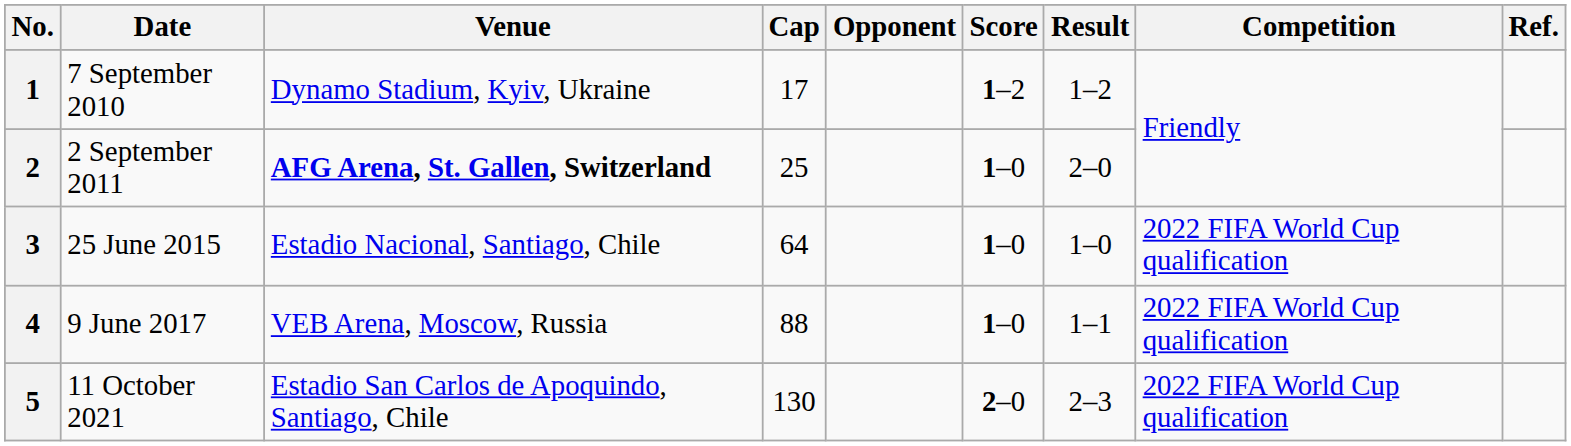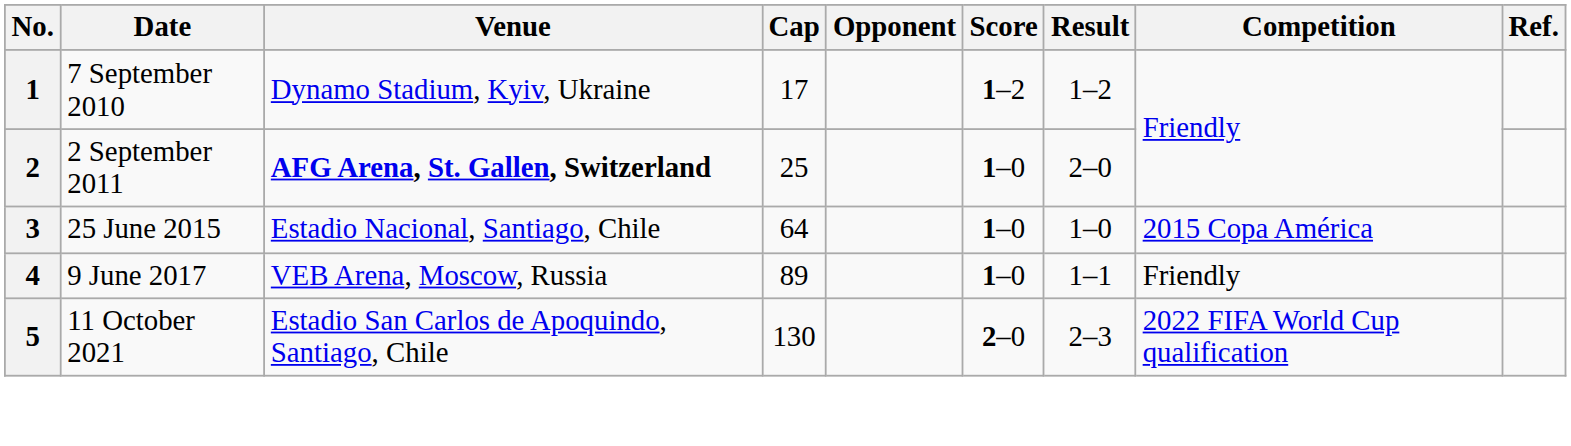(1271, 245) 2022 FIFA World Cup qualification -> (1258, 229) 2015 Copa América
(794, 323) 88 -> (794, 274) 89
(1271, 323) 2022 FIFA World Cup qualification -> (1191, 274) Friendly
